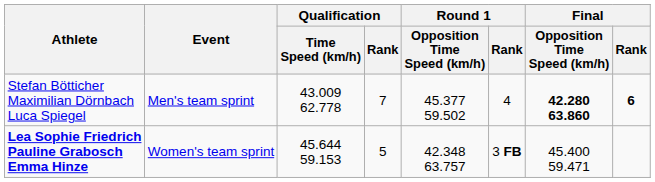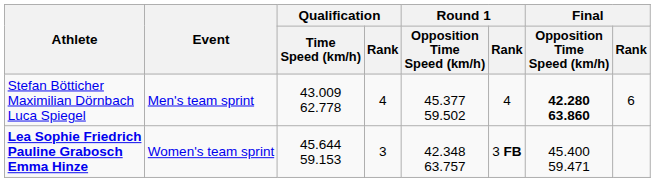(383, 100) 7 -> (383, 100) 4
(631, 100) bold -> (631, 100) normal
(383, 152) 5 -> (383, 152) 3
